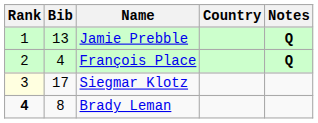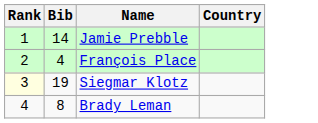- column: (289, 16)
(60, 39) 13 -> (60, 39) 14
(60, 84) 17 -> (60, 84) 19
(25, 107) bold -> (25, 107) normal
